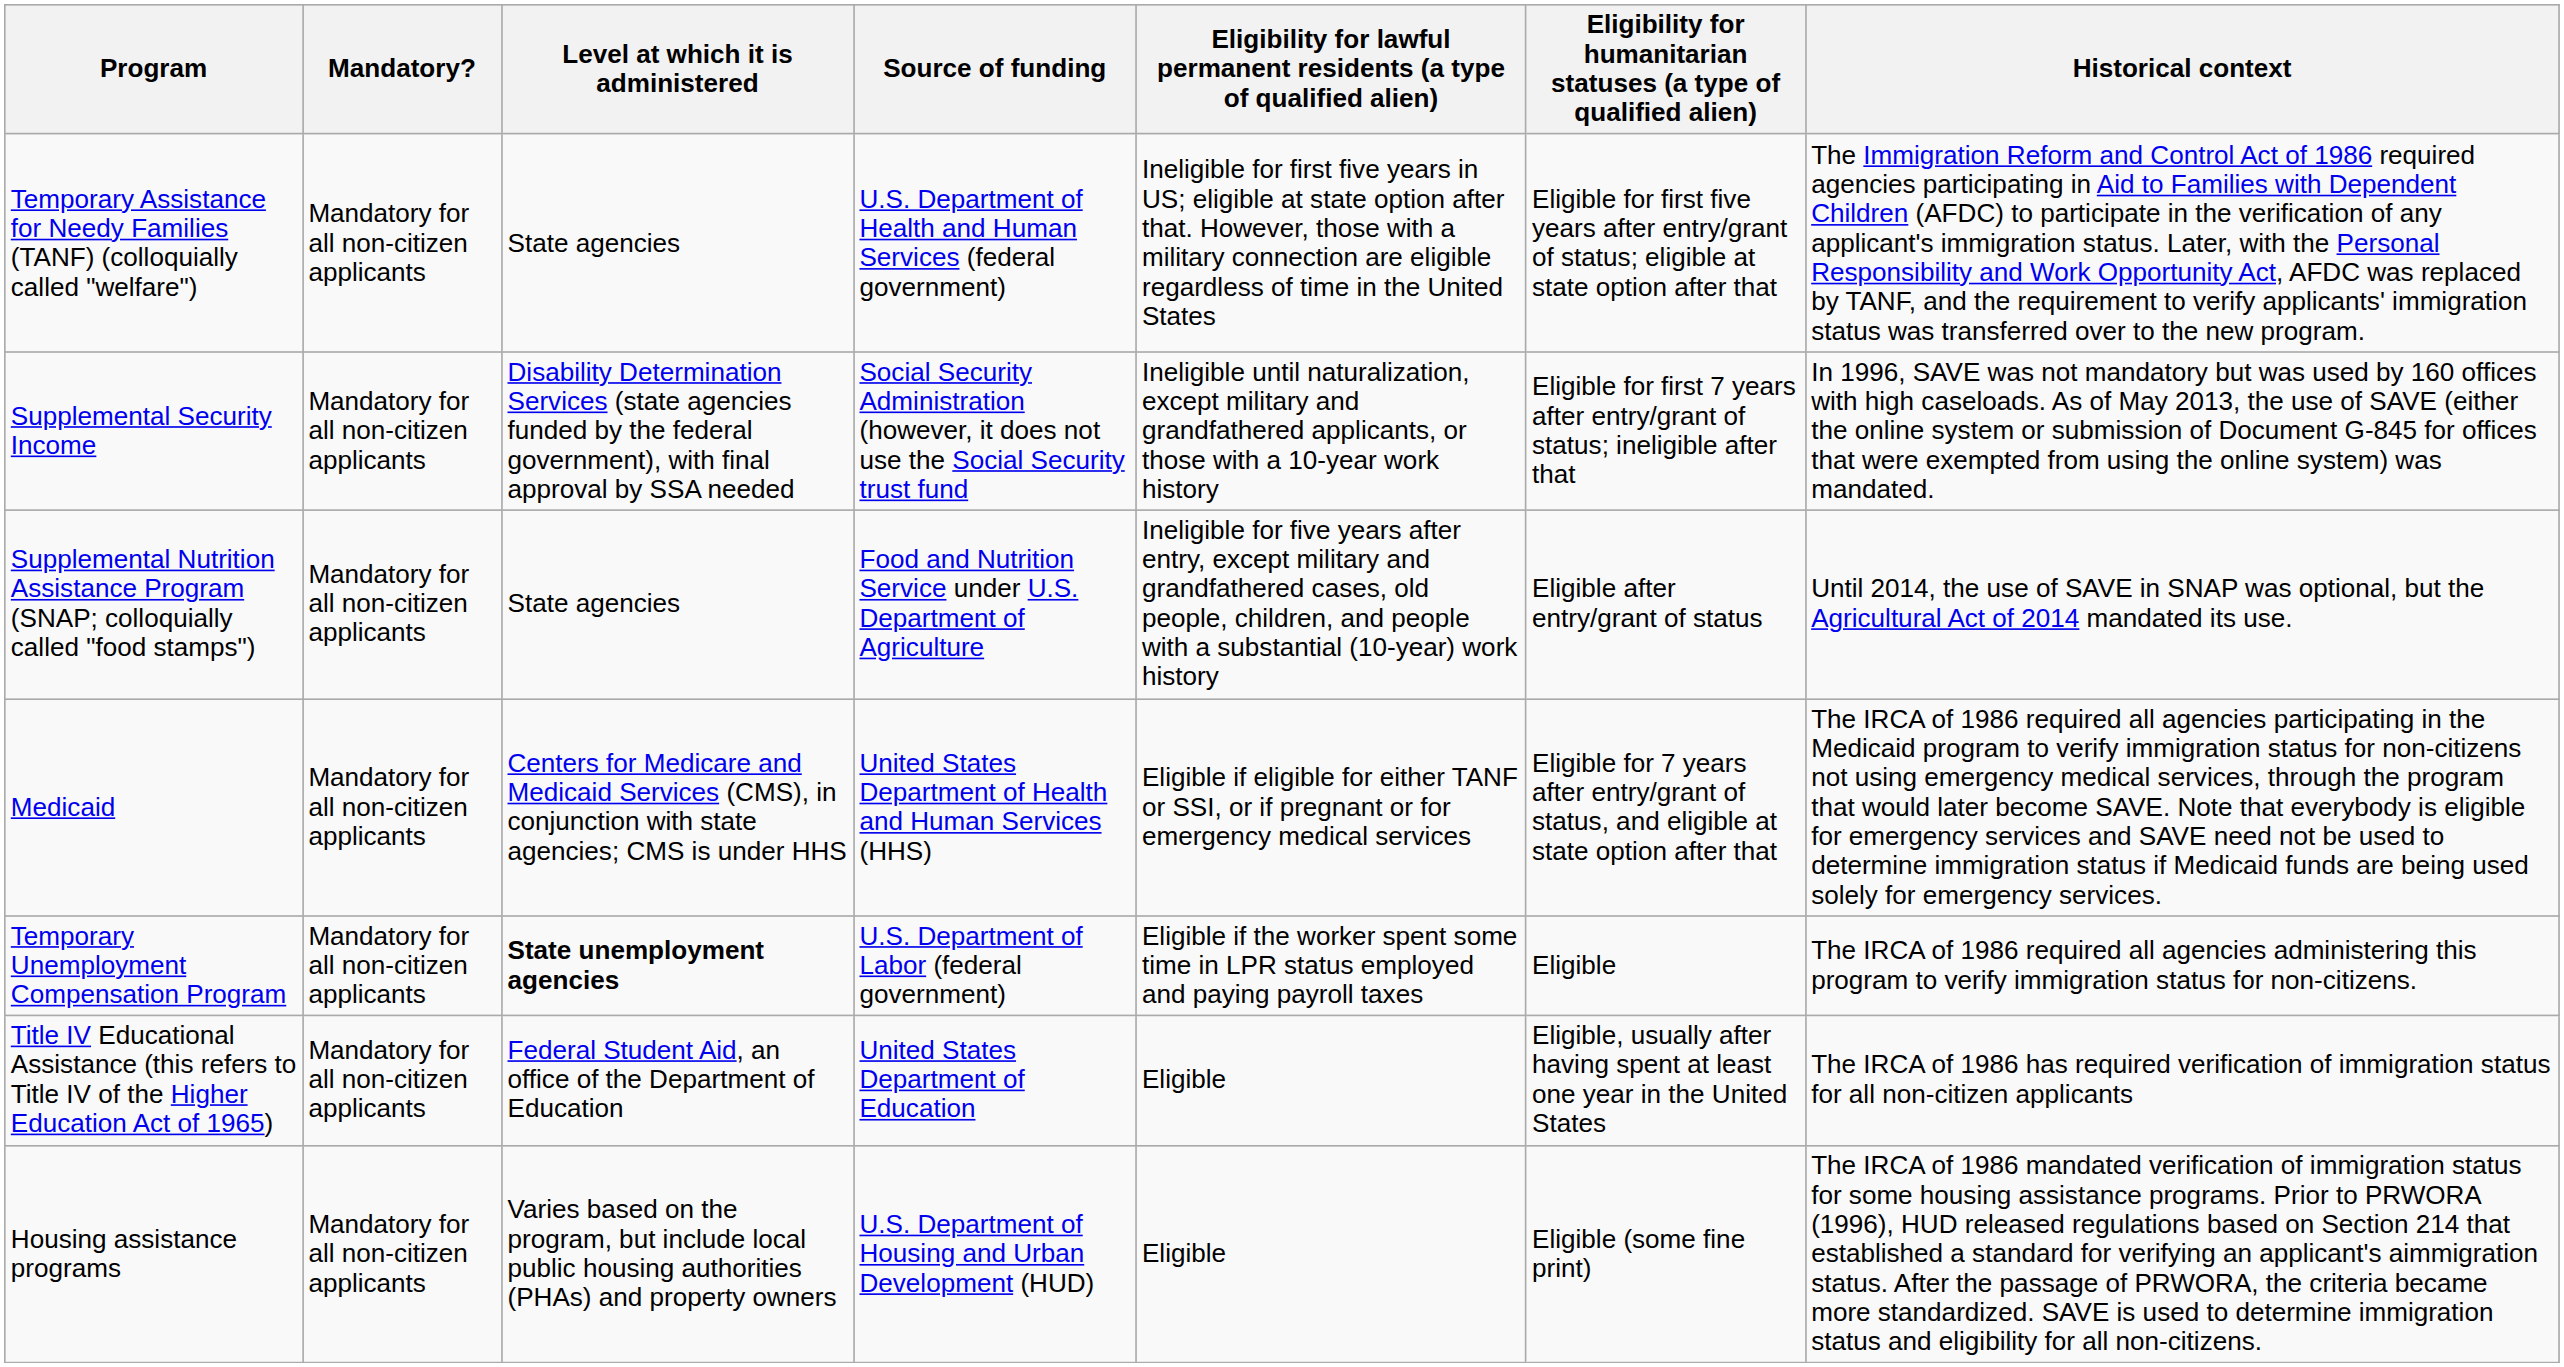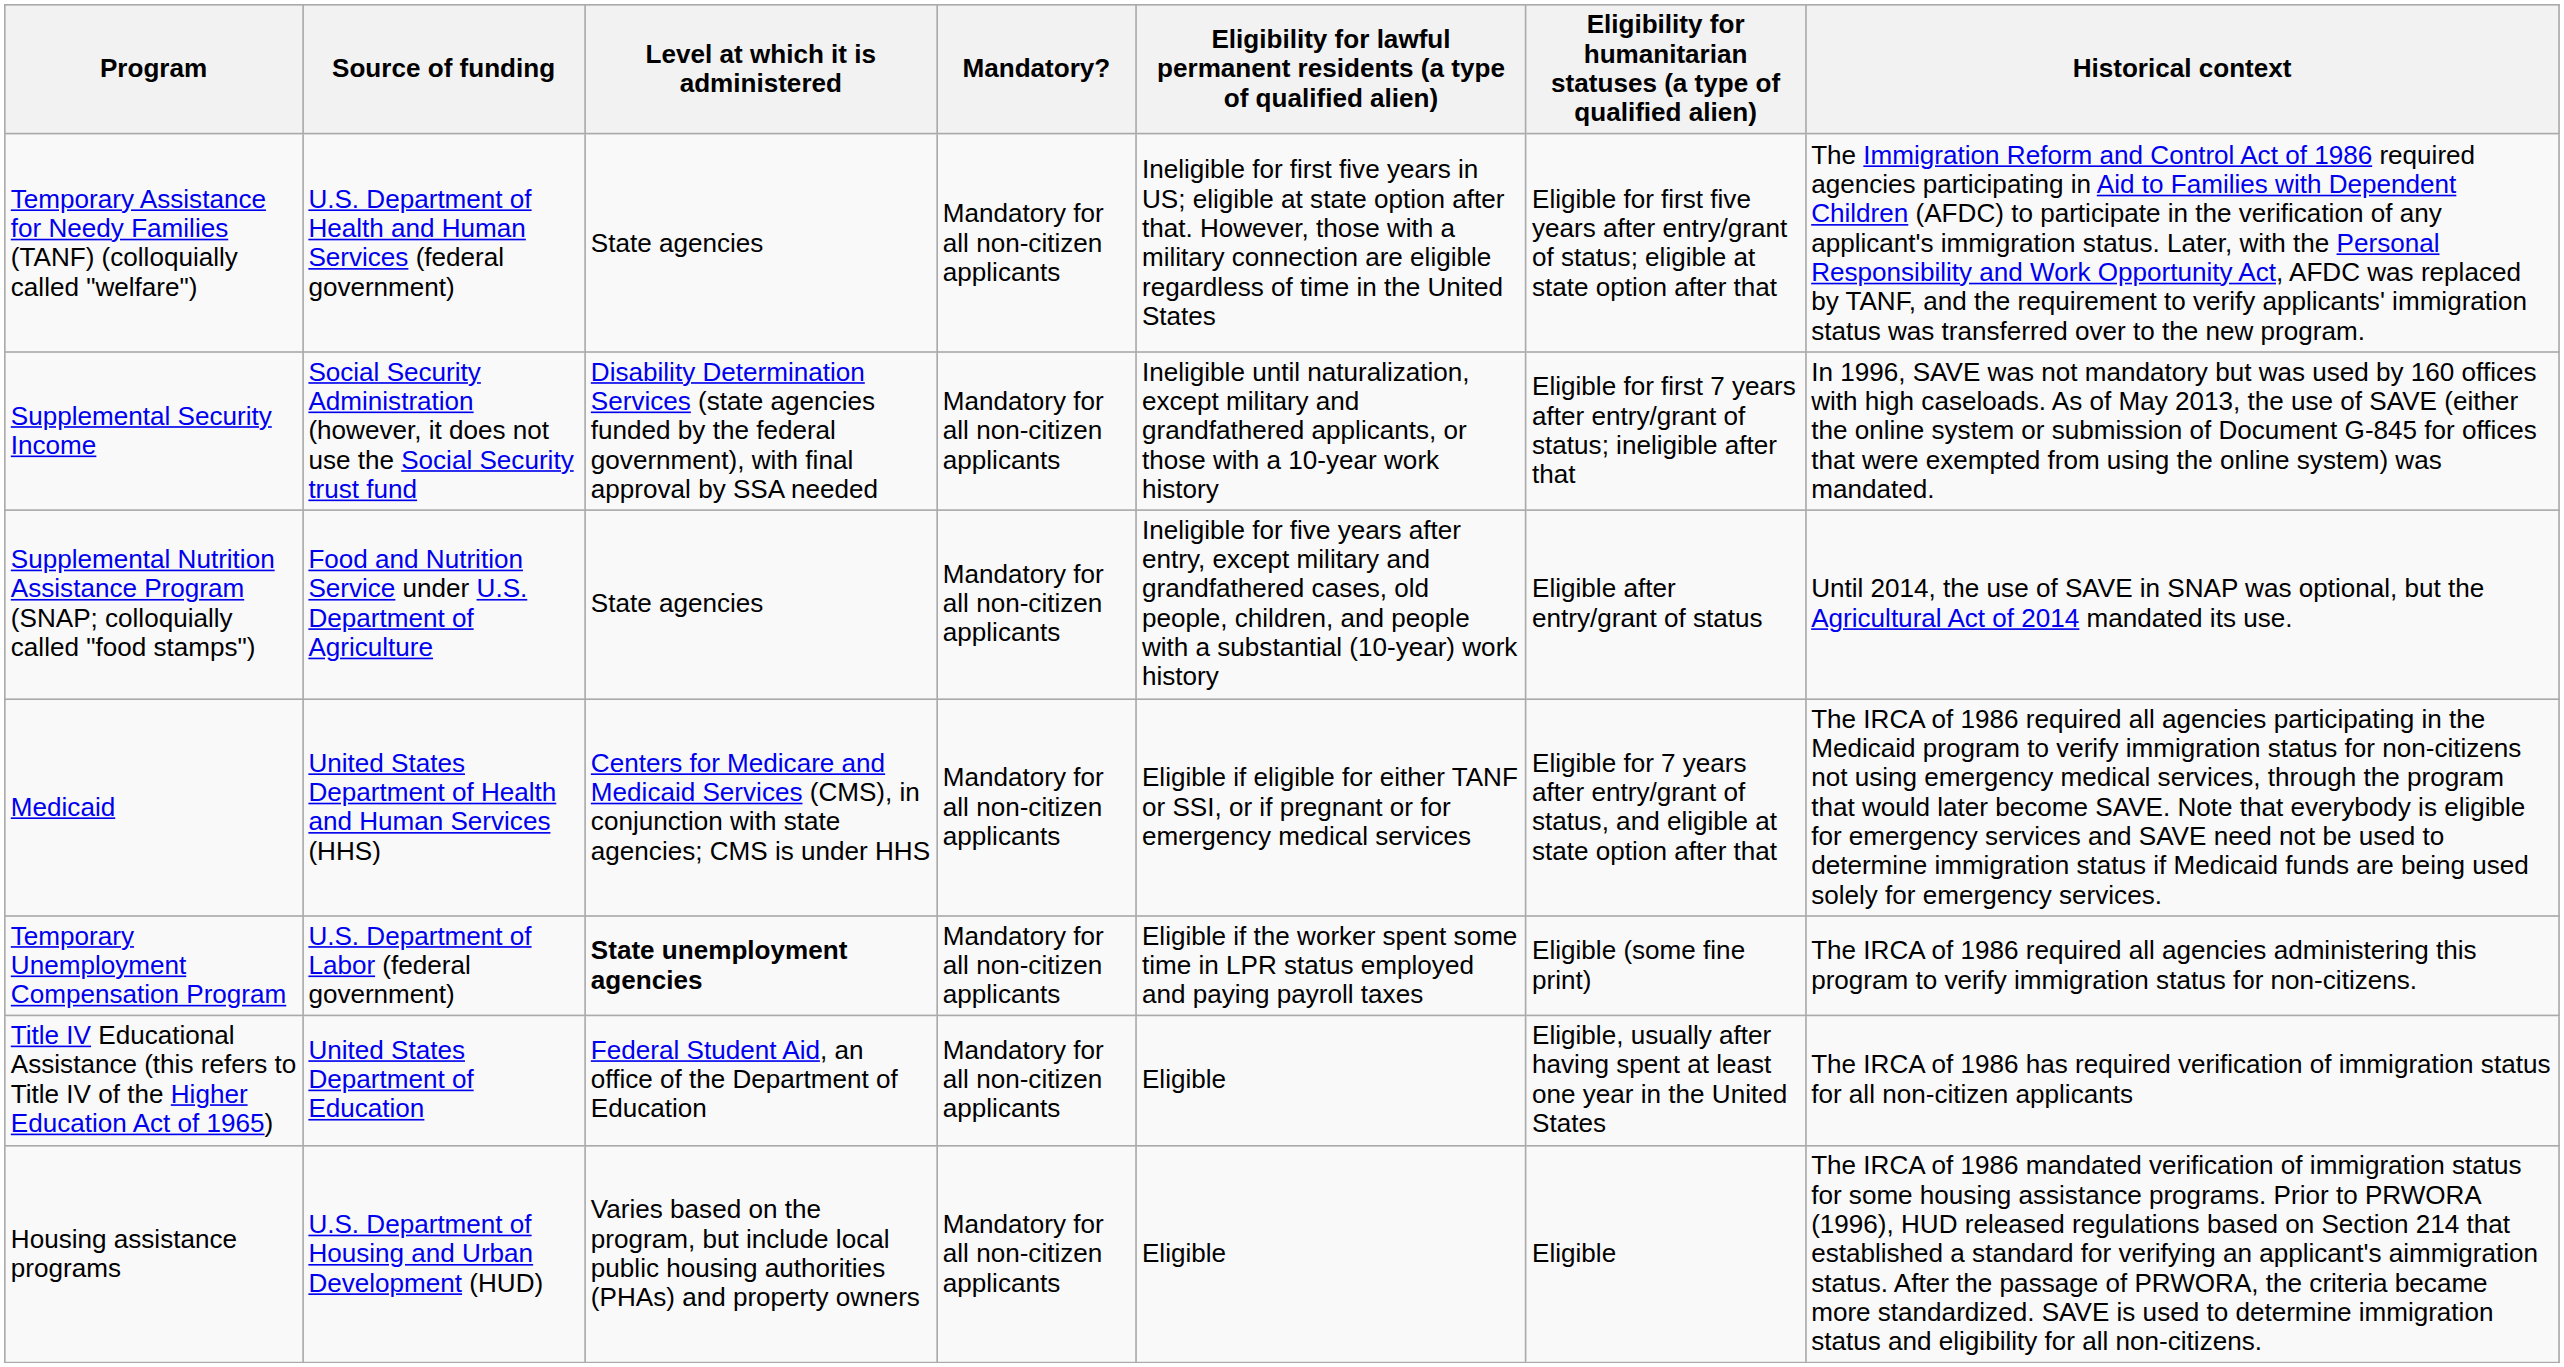columns swapped: (995, 69) <-> (402, 69)
(1574, 965) Eligible -> (1639, 965) Eligible (some fine print)
(1639, 1253) Eligible (some fine print) -> (1574, 1253) Eligible
